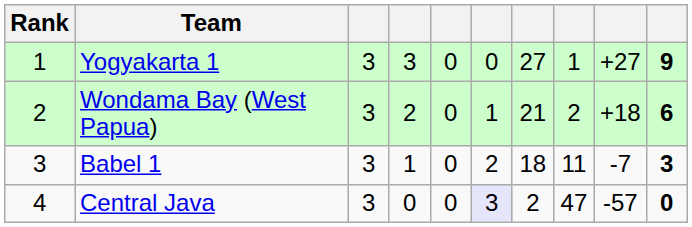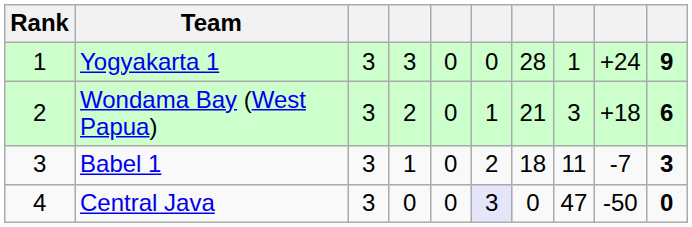(533, 61) 27 -> (533, 61) 28
(620, 61) +27 -> (620, 61) +24
(574, 113) 2 -> (574, 113) 3
(533, 202) 2 -> (533, 202) 0
(620, 202) -57 -> (620, 202) -50
